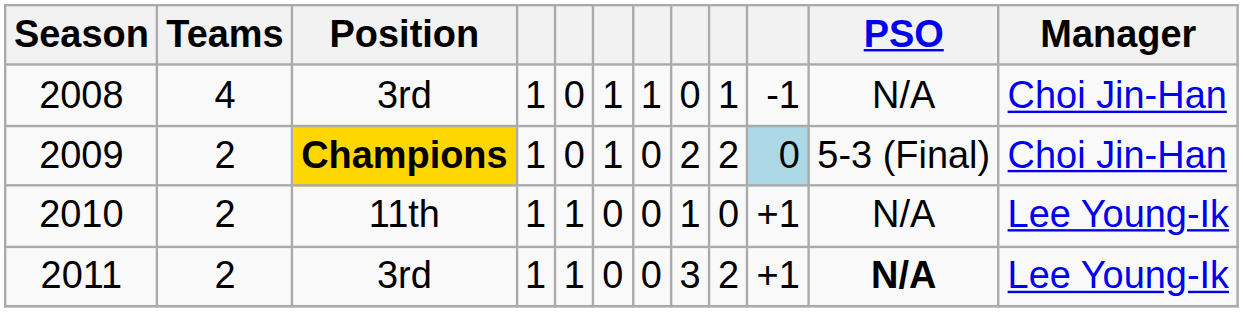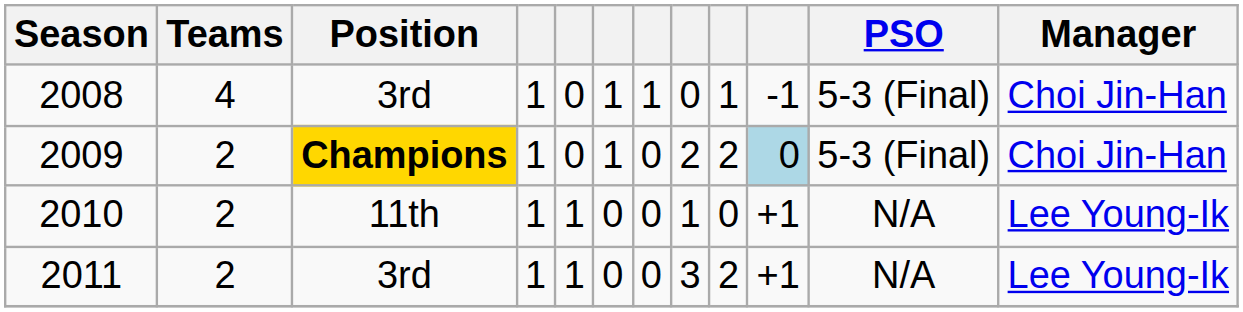(904, 94) N/A -> (904, 94) 5-3 (Final)
(904, 275) bold -> (904, 275) normal
